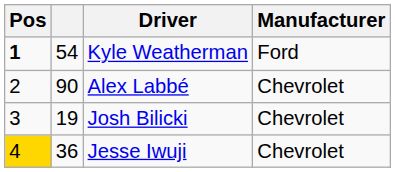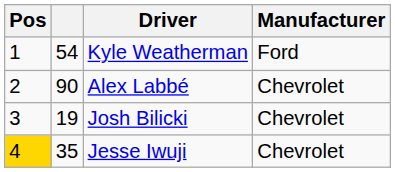(15, 53) bold -> (15, 53) normal
(67, 150) 36 -> (67, 150) 35
